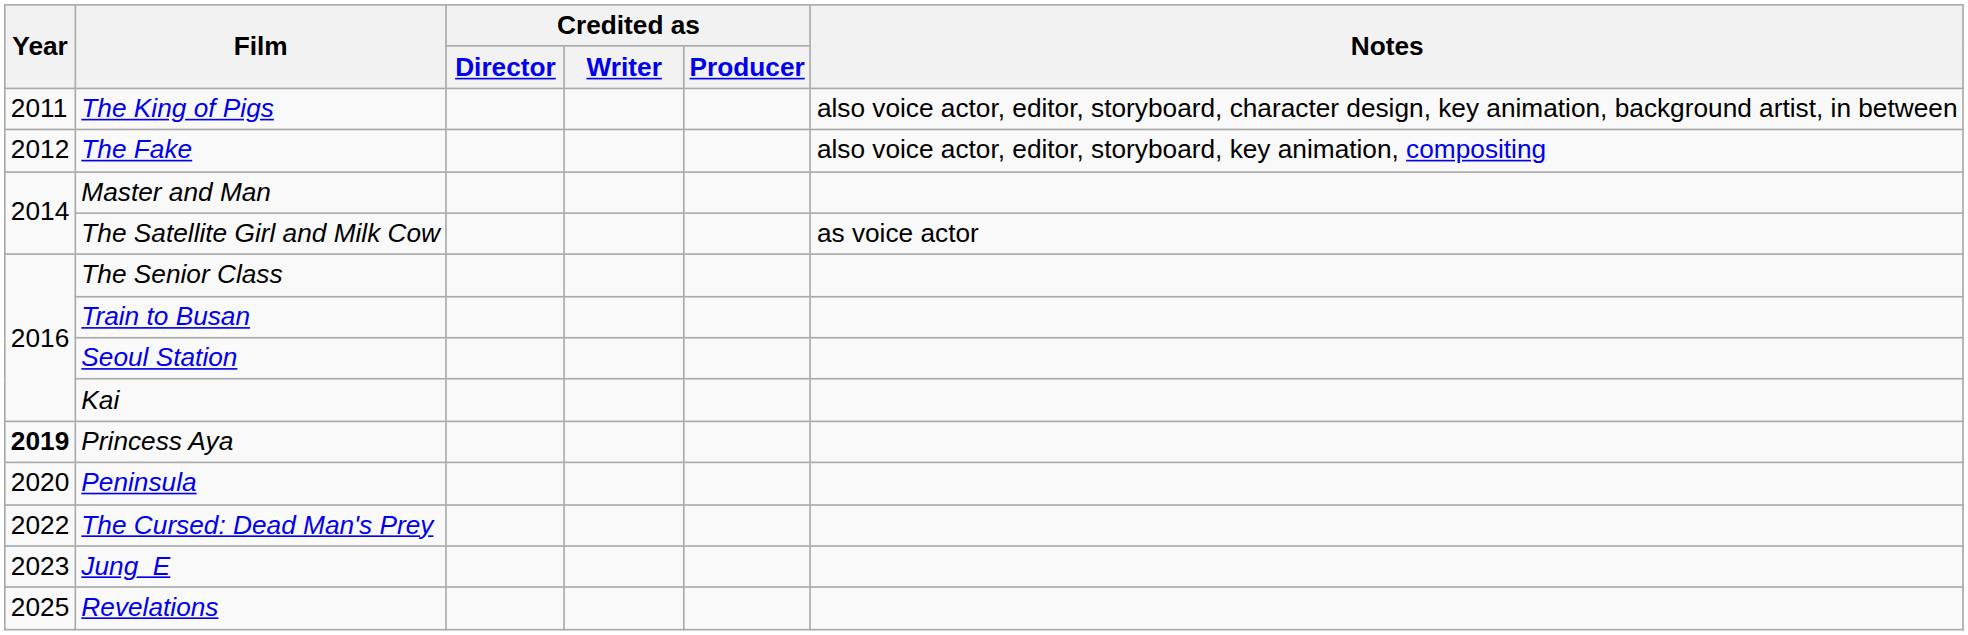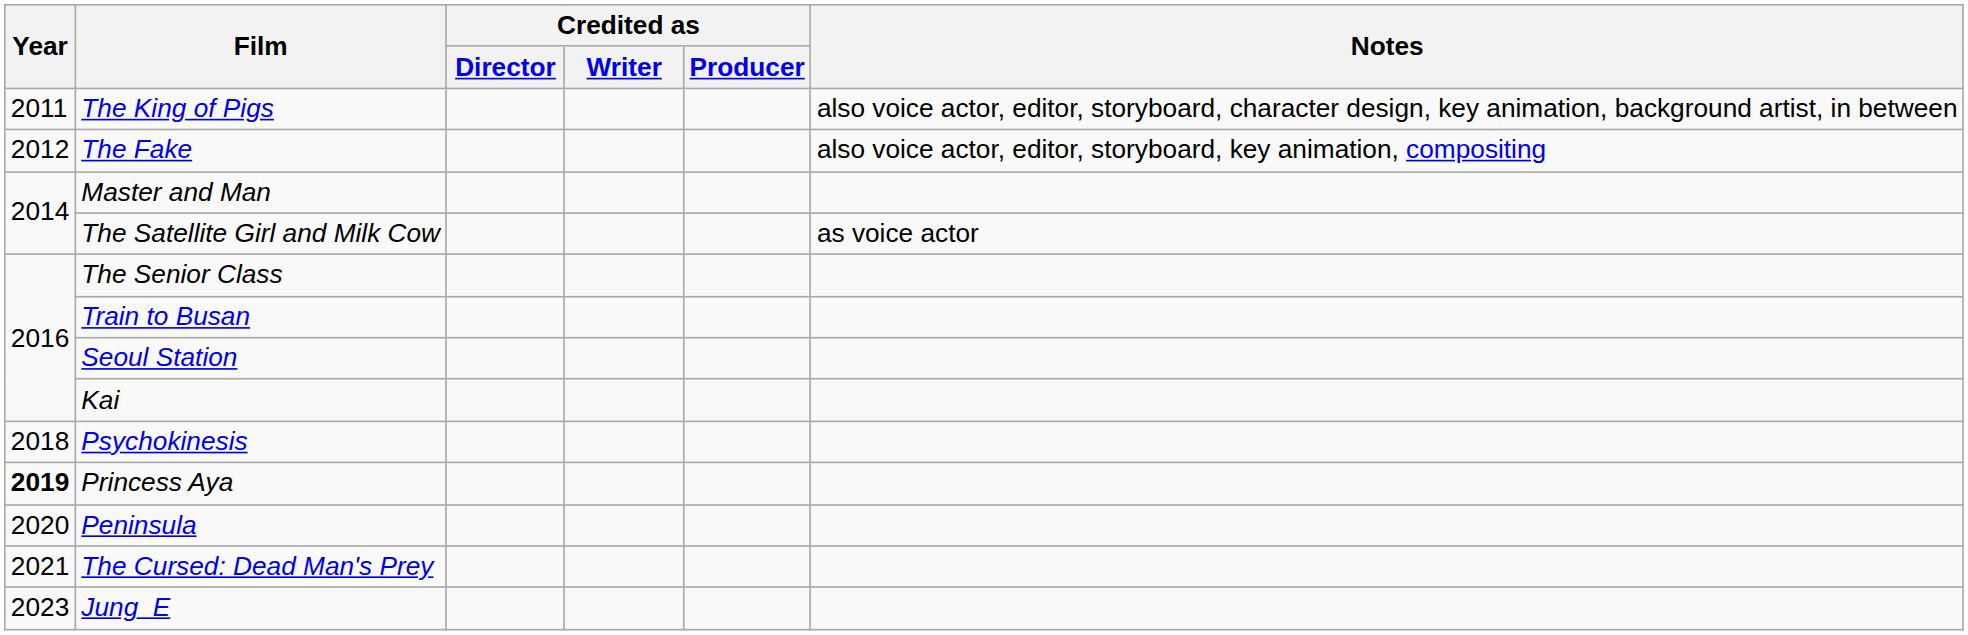+ row: (164, 441)
(40, 524) 2022 -> (40, 566) 2021
- row: (150, 607)
